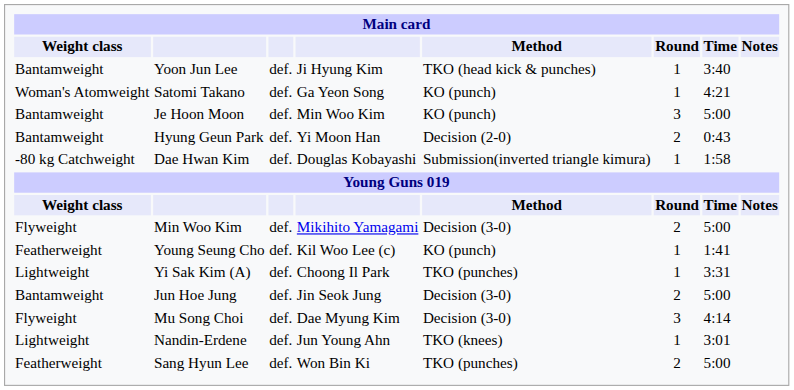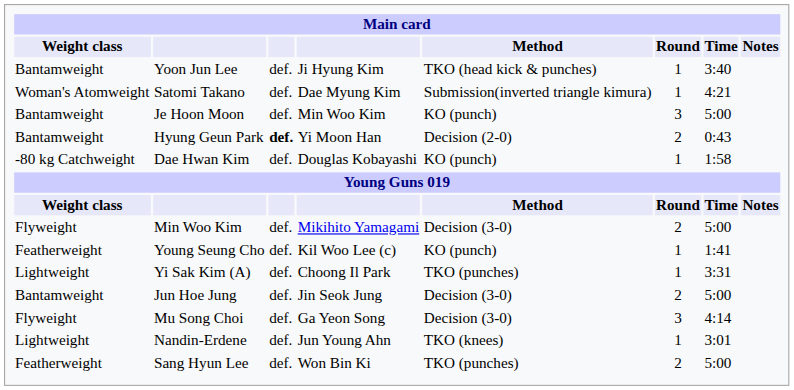(341, 91) Ga Yeon Song -> (349, 91) Dae Myung Kim
(459, 91) KO (punch) -> (538, 91) Submission(inverted triangle kimura)
(281, 137) normal -> (281, 137) bold
(537, 159) Submission(inverted triangle kimura) -> (460, 159) KO (punch)
(348, 317) Dae Myung Kim -> (341, 317) Ga Yeon Song
